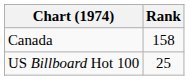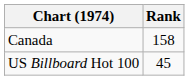(163, 63) 25 -> (163, 63) 45
